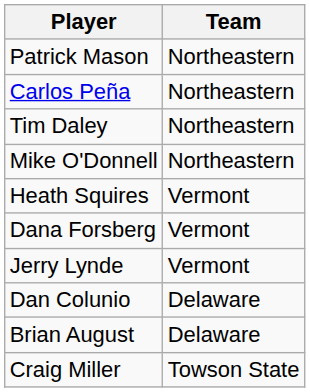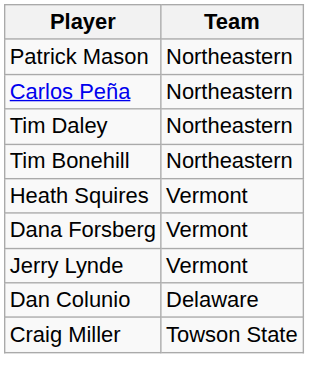+ row: (70, 160)
- row: (84, 160)
- row: (72, 334)
